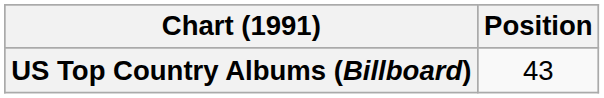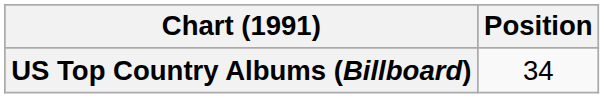(538, 69) 43 -> (538, 69) 34
